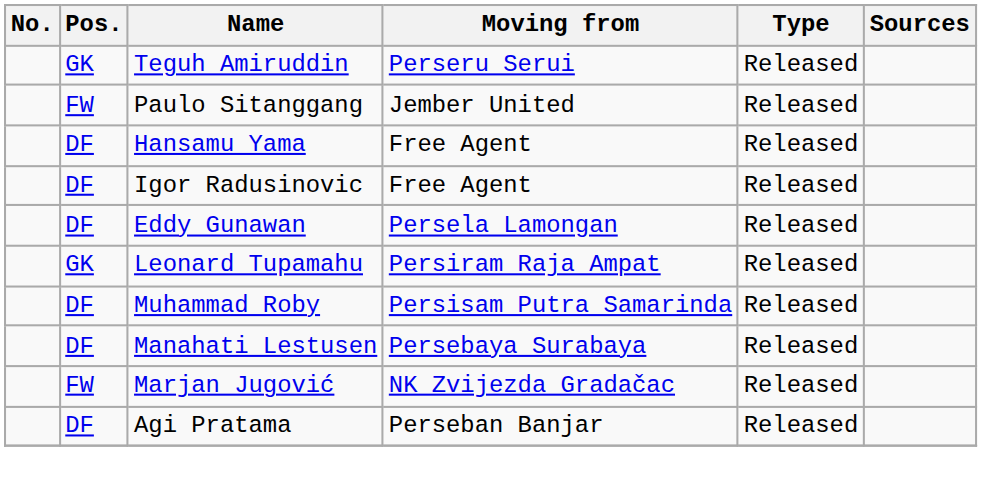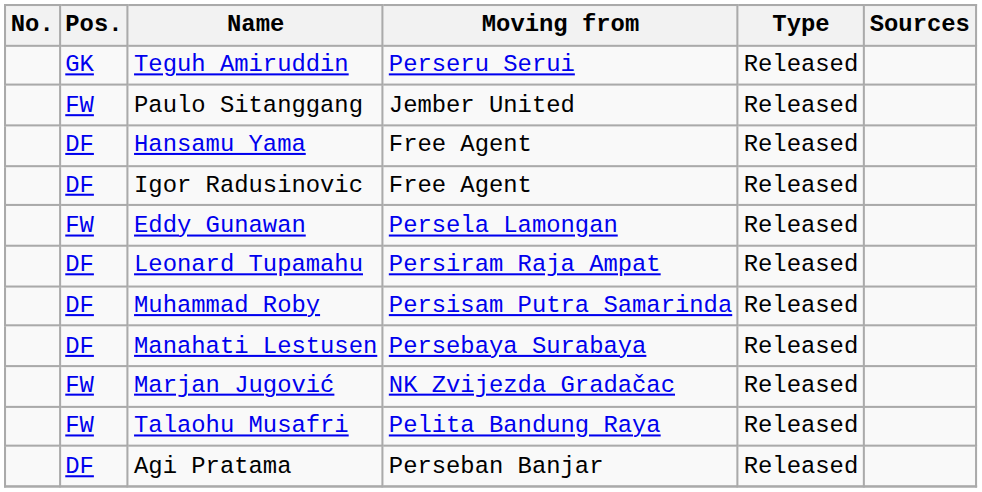(80, 225) DF -> (80, 225) FW
(80, 265) GK -> (80, 265) DF
+ row: (241, 426)
